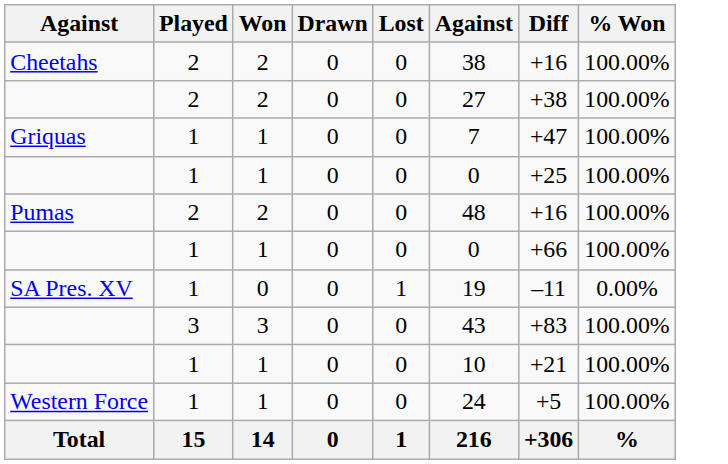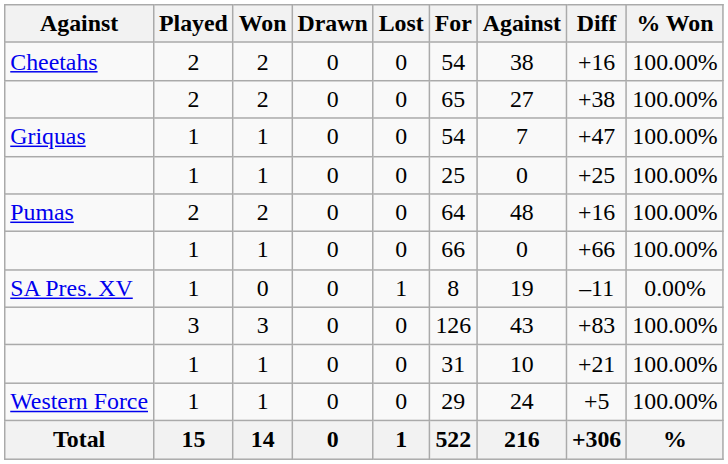+ column: (453, 23)
